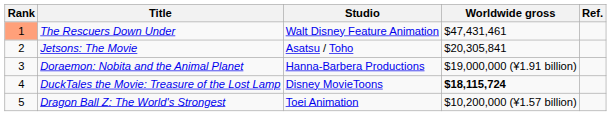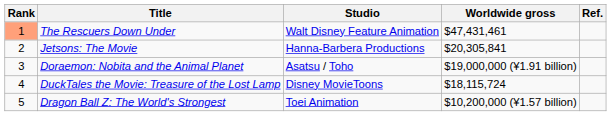(320, 48) Asatsu / Toho -> (355, 48) Hanna-Barbera Productions
(355, 66) Hanna-Barbera Productions -> (320, 66) Asatsu / Toho
(475, 84) bold -> (475, 84) normal
